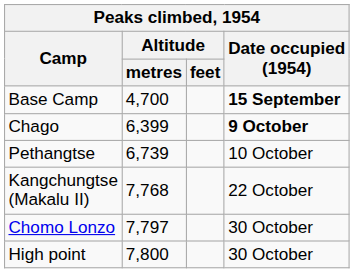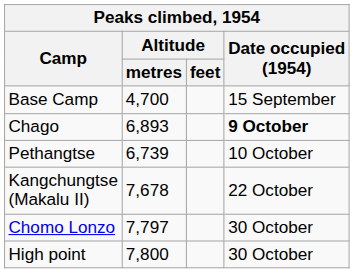(284, 99) bold -> (282, 99) normal
(147, 126) 6,399 -> (147, 126) 6,893
(147, 190) 7,768 -> (147, 190) 7,678
